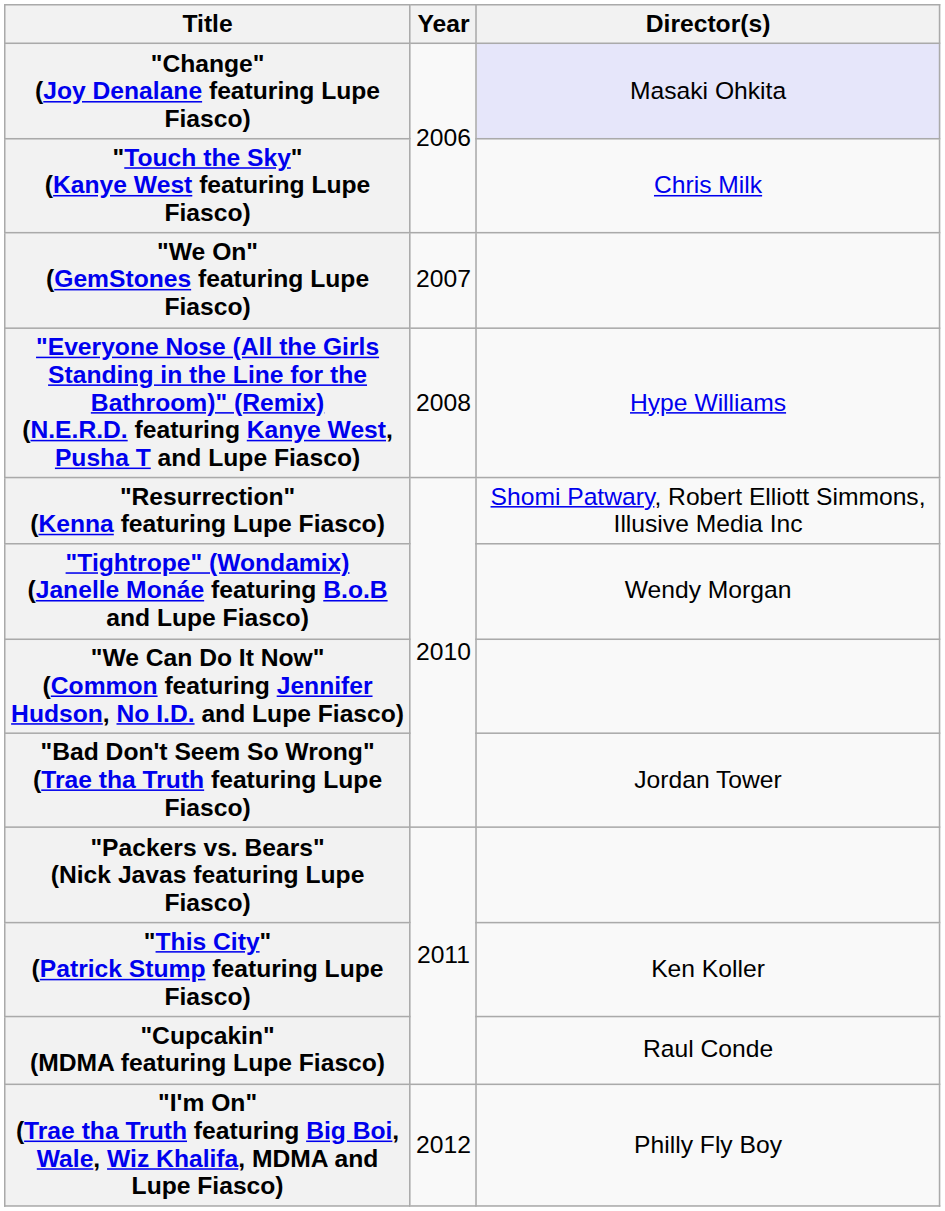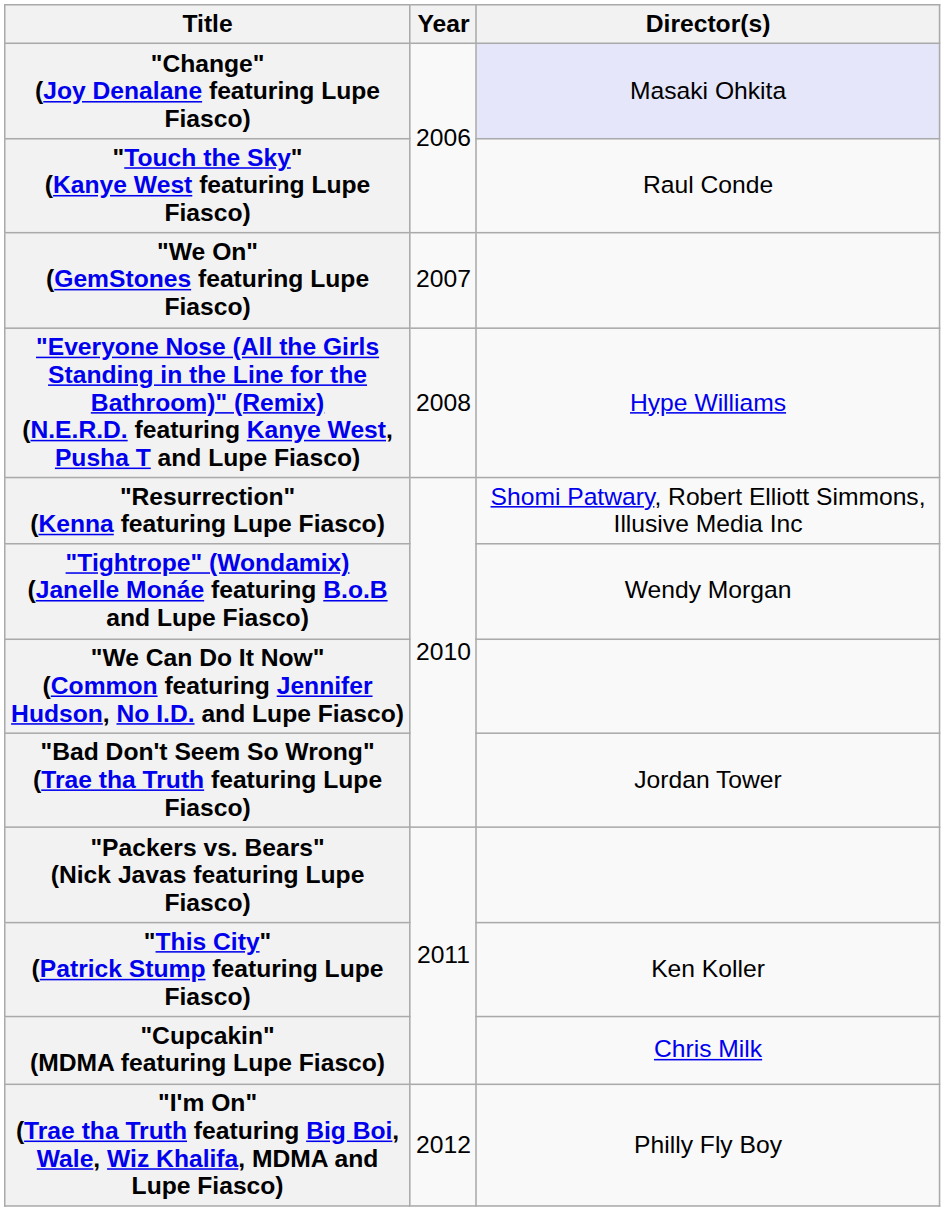(708, 185) Chris Milk -> (708, 185) Raul Conde
(708, 1049) Raul Conde -> (708, 1049) Chris Milk
